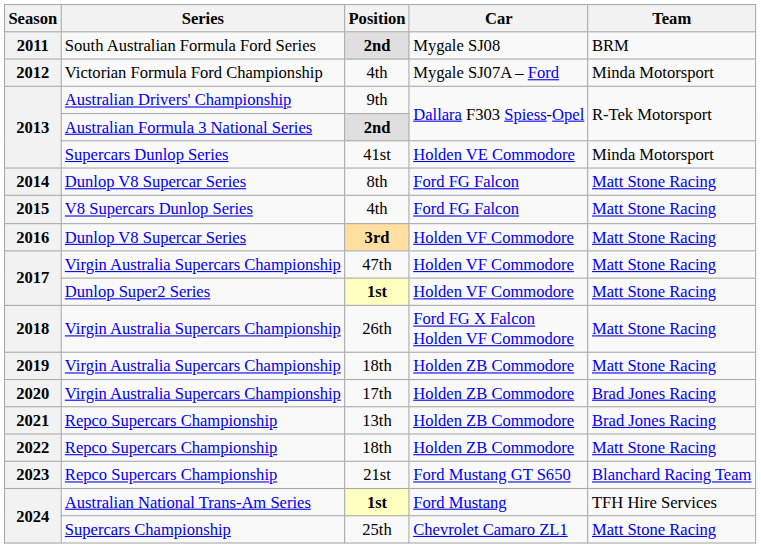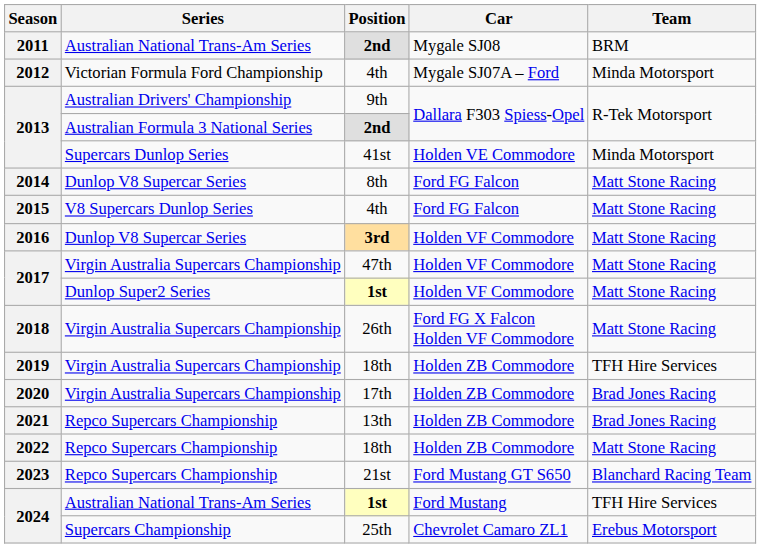(190, 45) South Australian Formula Ford Series -> (188, 45) Australian National Trans-Am Series
(654, 365) Matt Stone Racing -> (655, 365) TFH Hire Services
(654, 529) Matt Stone Racing -> (654, 529) Erebus Motorsport
